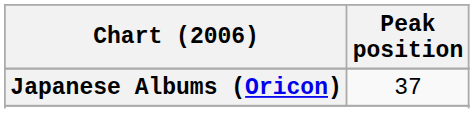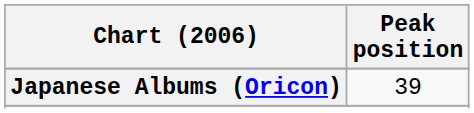(408, 88) 37 -> (408, 88) 39
